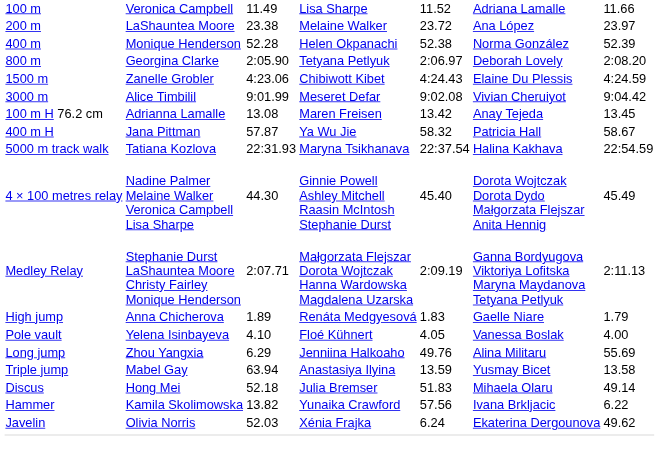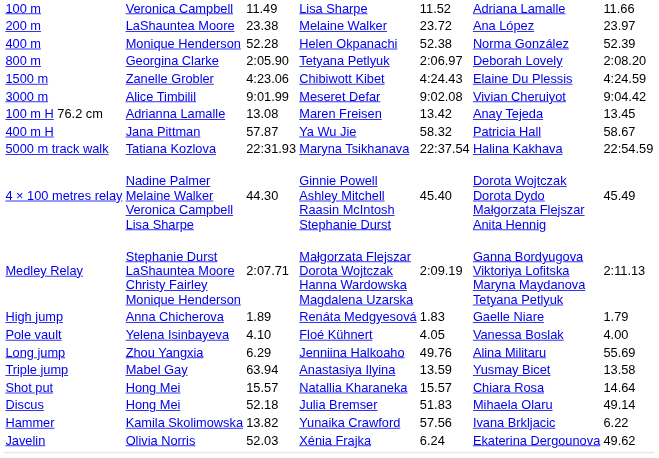+ row: (29, 387)
